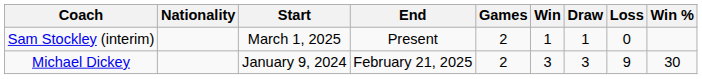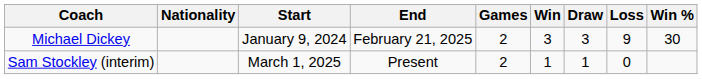rows swapped: (81, 62) <-> (81, 39)
